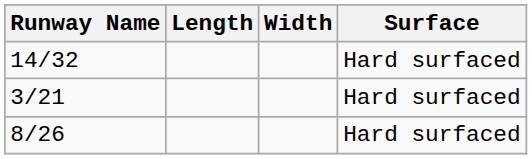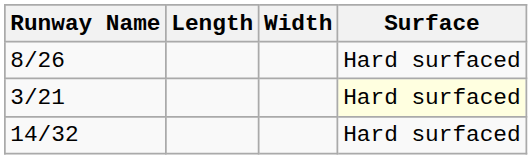rows swapped: (38, 135) <-> (44, 60)
(432, 98) no background -> (432, 98) lightyellow background
